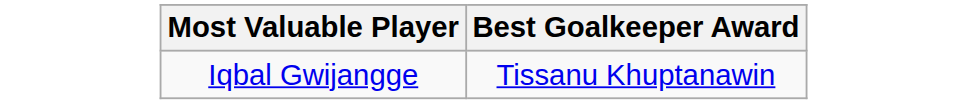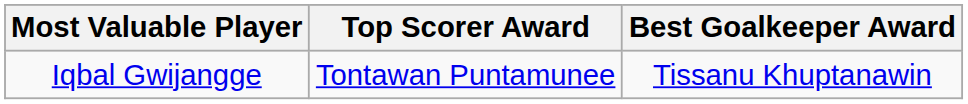+ column: (466, 27)
